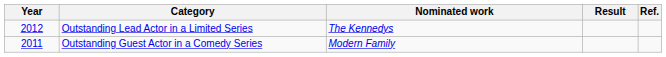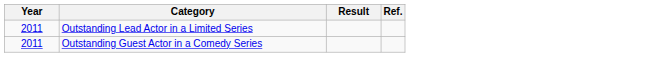- column: (454, 12)
(32, 28) 2012 -> (32, 28) 2011
